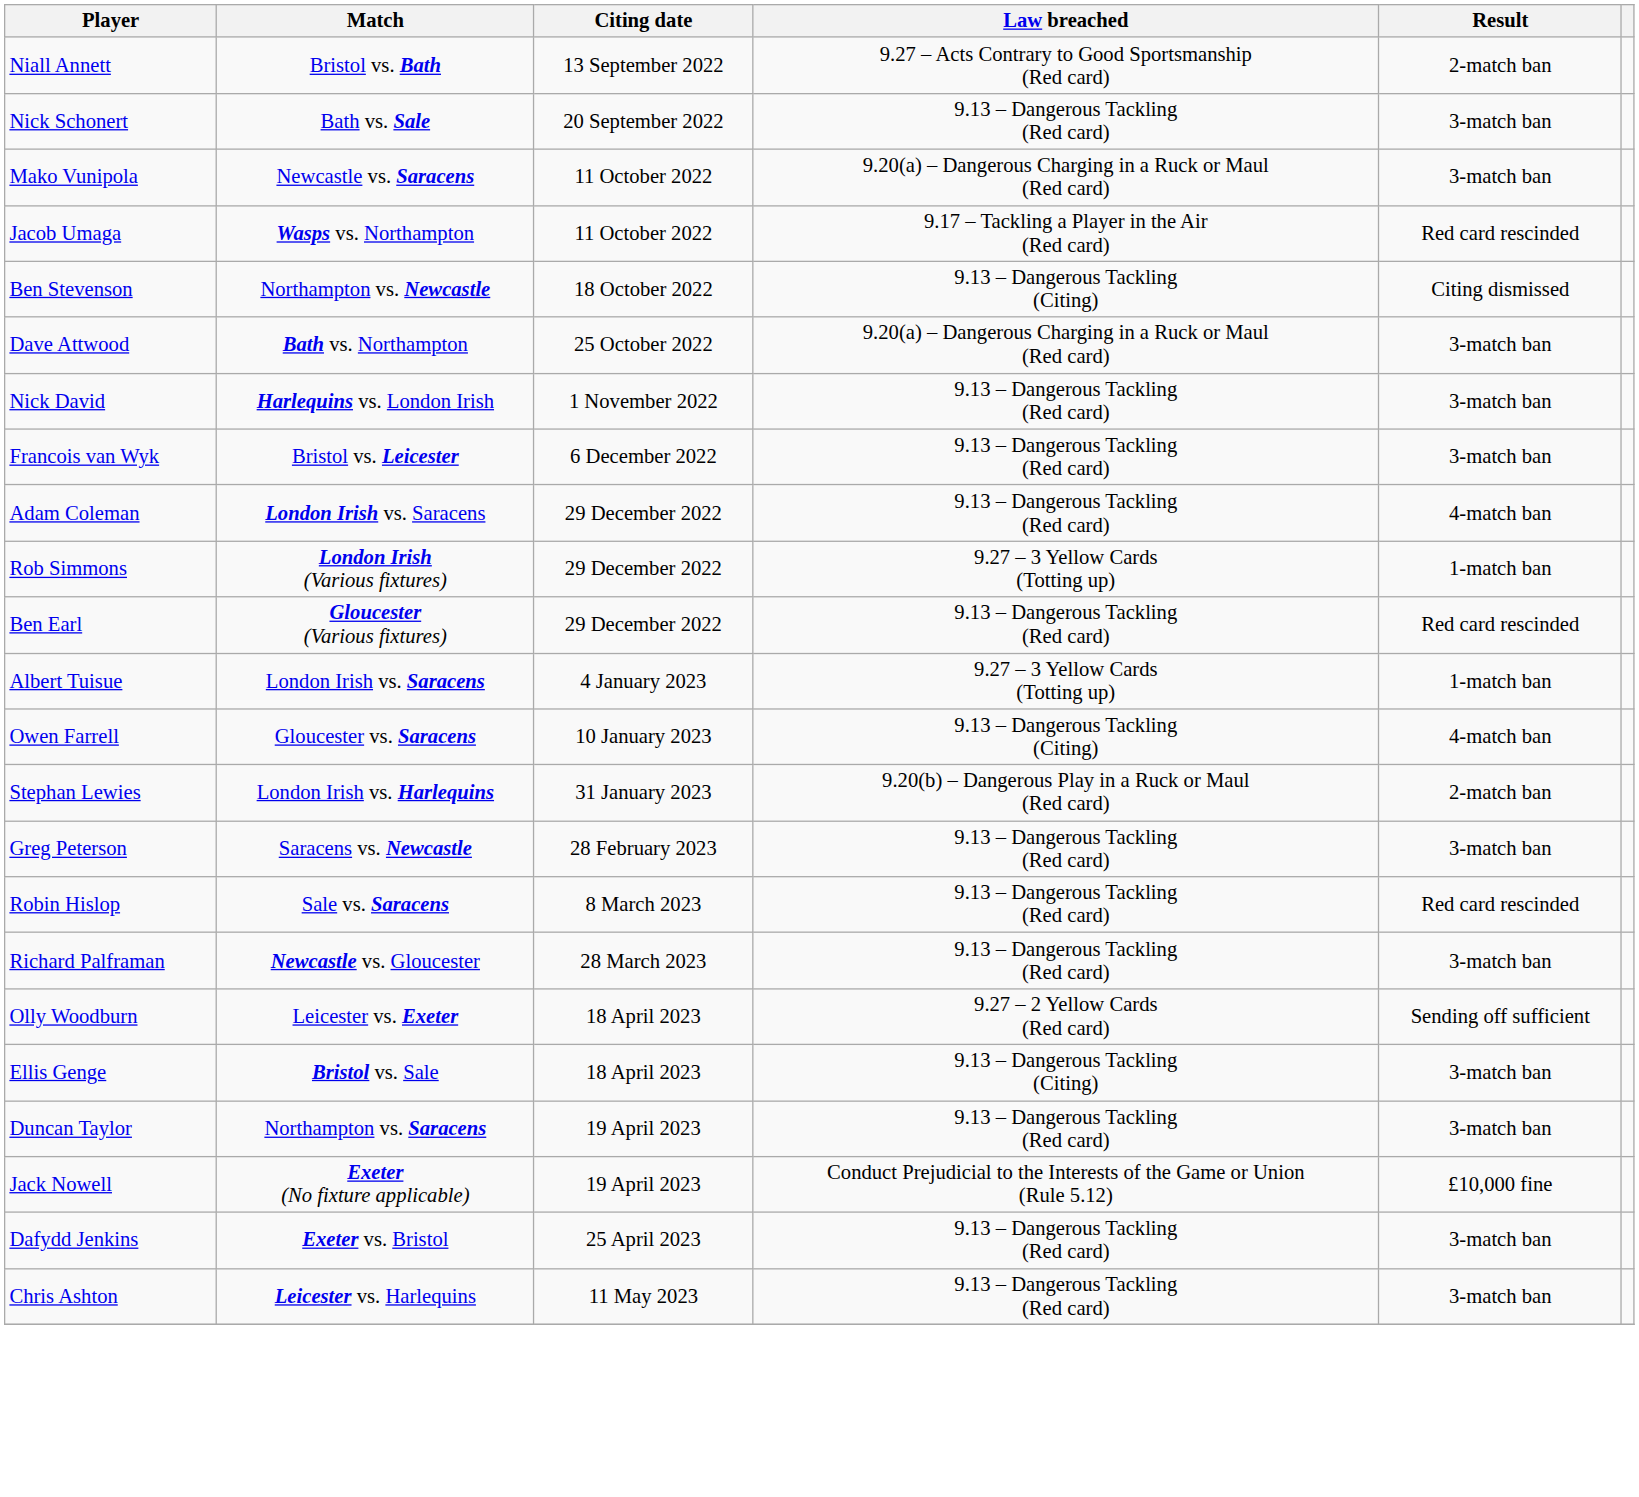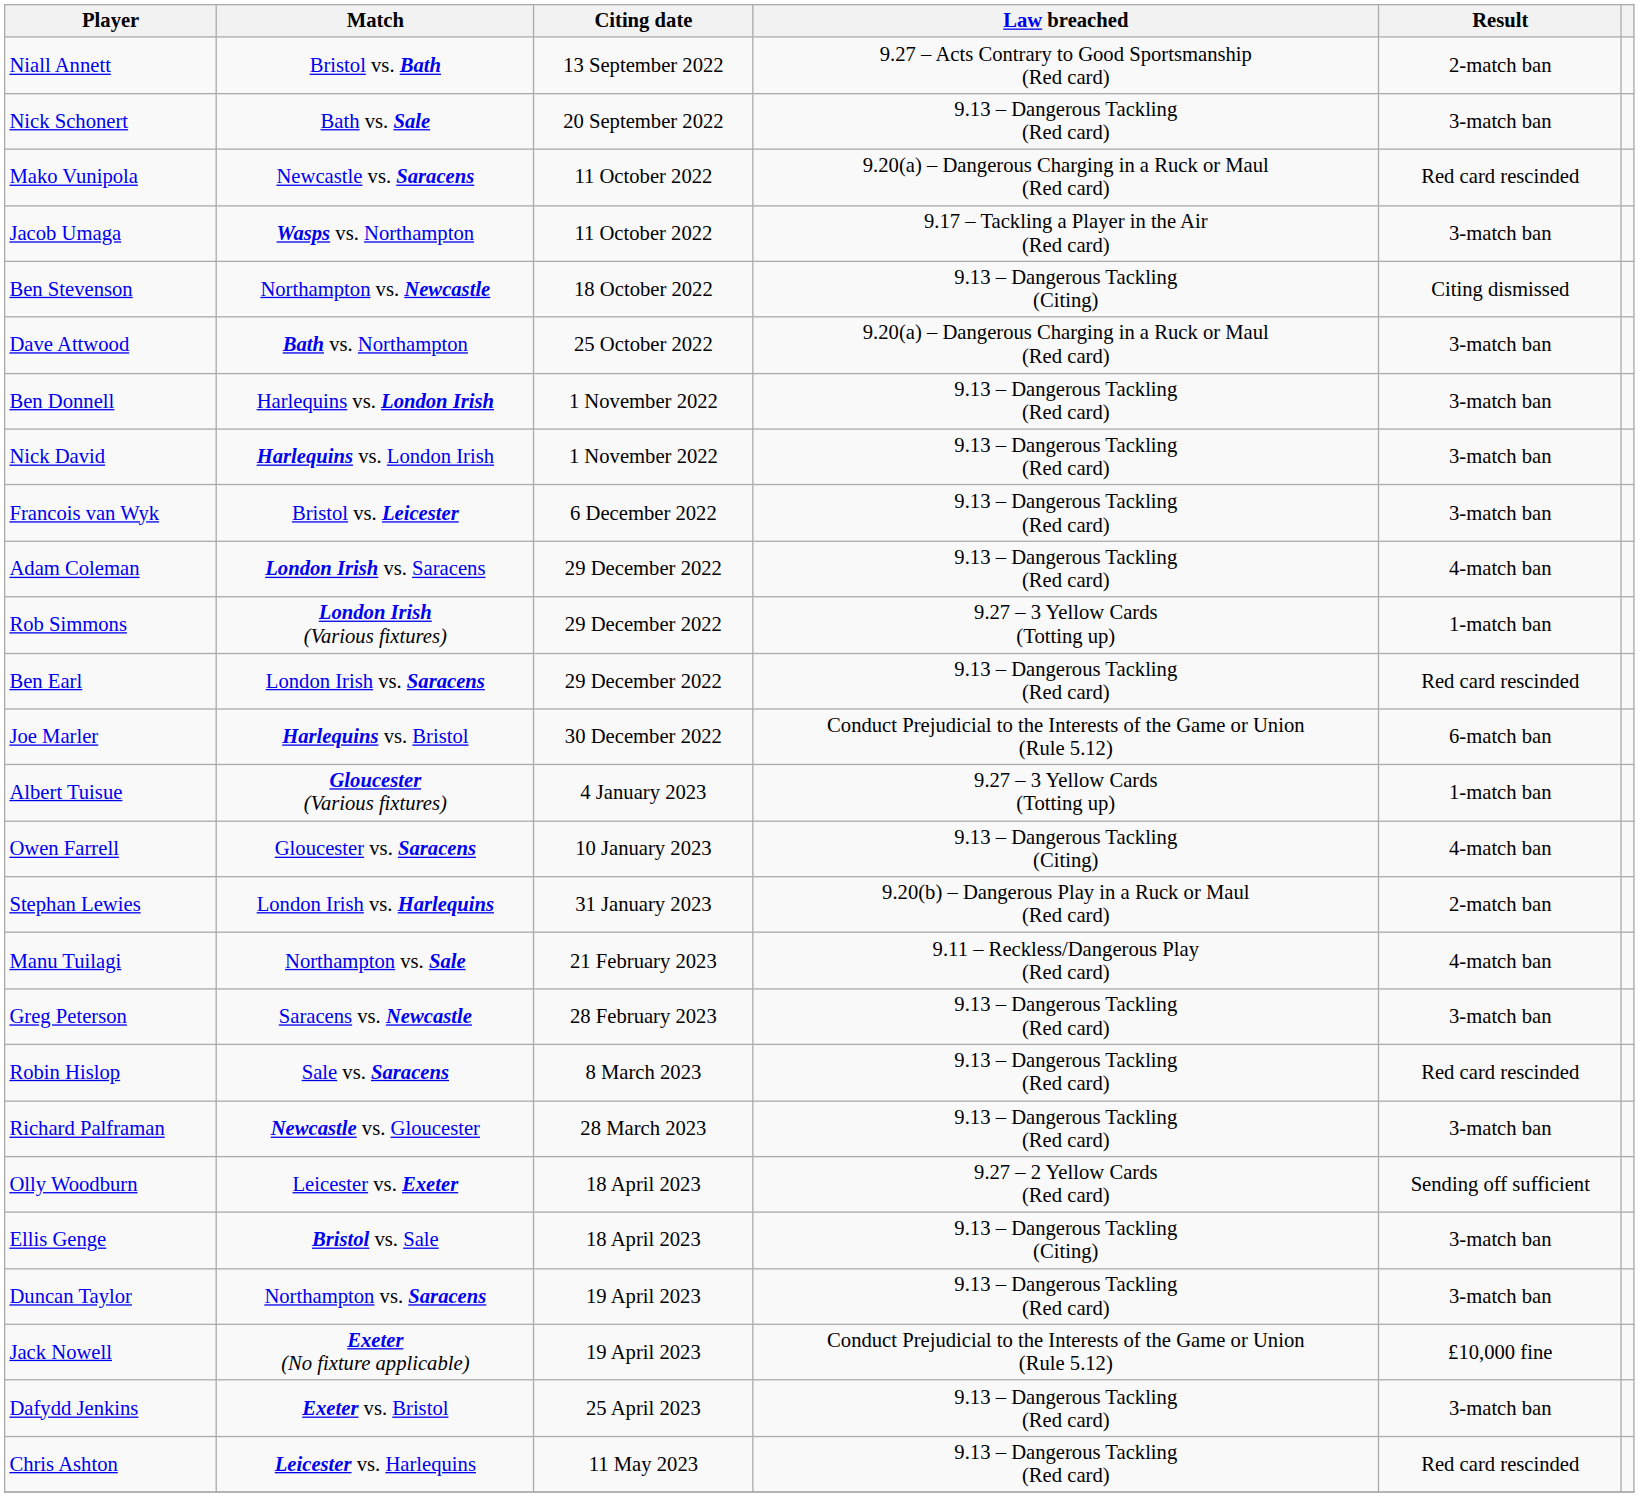(1500, 177) 3-match ban -> (1500, 177) Red card rescinded
(1500, 233) Red card rescinded -> (1500, 233) 3-match ban
+ row: (62, 400)
(375, 624) Gloucester (Various fixtures) -> (375, 680) London Irish vs. Saracens
+ row: (54, 736)
(375, 680) London Irish vs. Saracens -> (375, 792) Gloucester (Various fixtures)
+ row: (65, 960)
(1500, 1296) 3-match ban -> (1500, 1464) Red card rescinded
